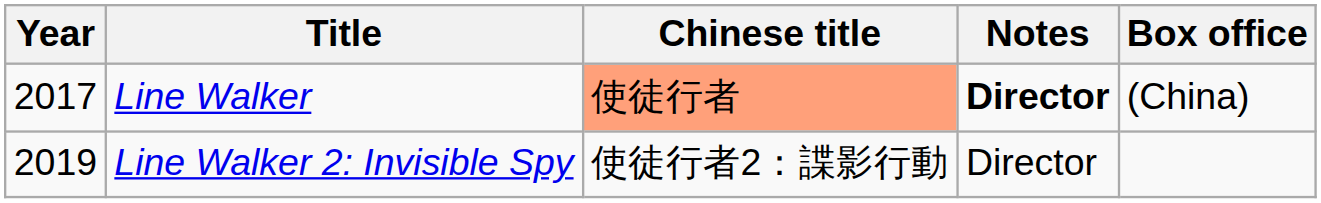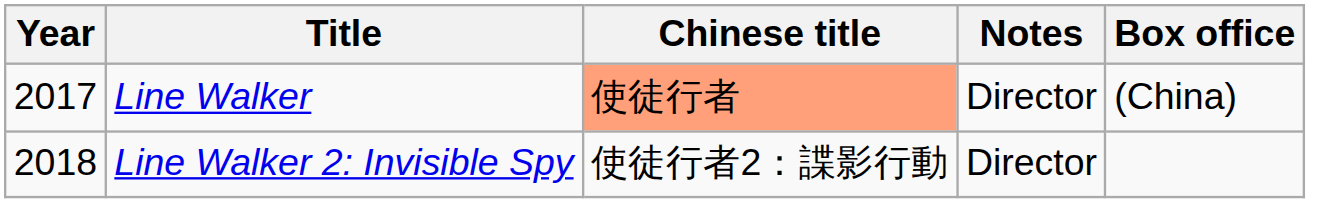(1038, 97) bold -> (1031, 97) normal
(55, 163) 2019 -> (55, 163) 2018
